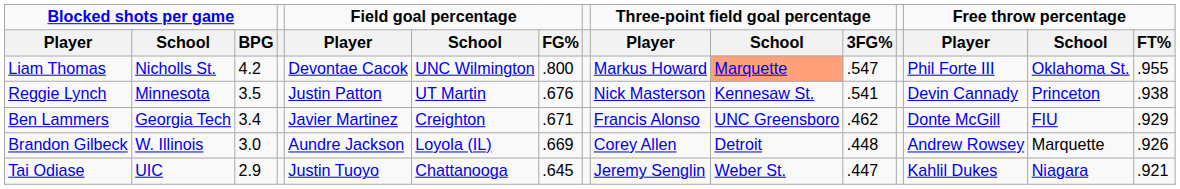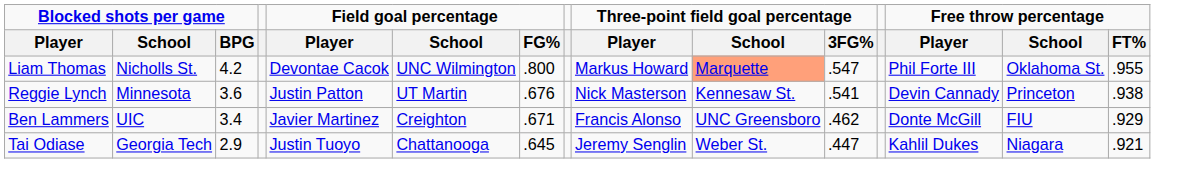(250, 94) 3.5 -> (231, 94) 3.6
(183, 119) Georgia Tech -> (130, 119) UIC
- row: (68, 145)
(149, 171) UIC -> (164, 145) Georgia Tech
